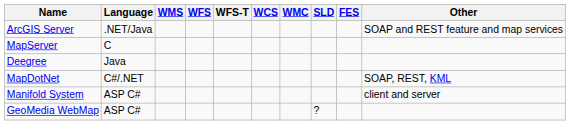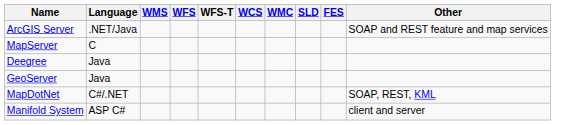+ row: (32, 78)
- row: (53, 111)
